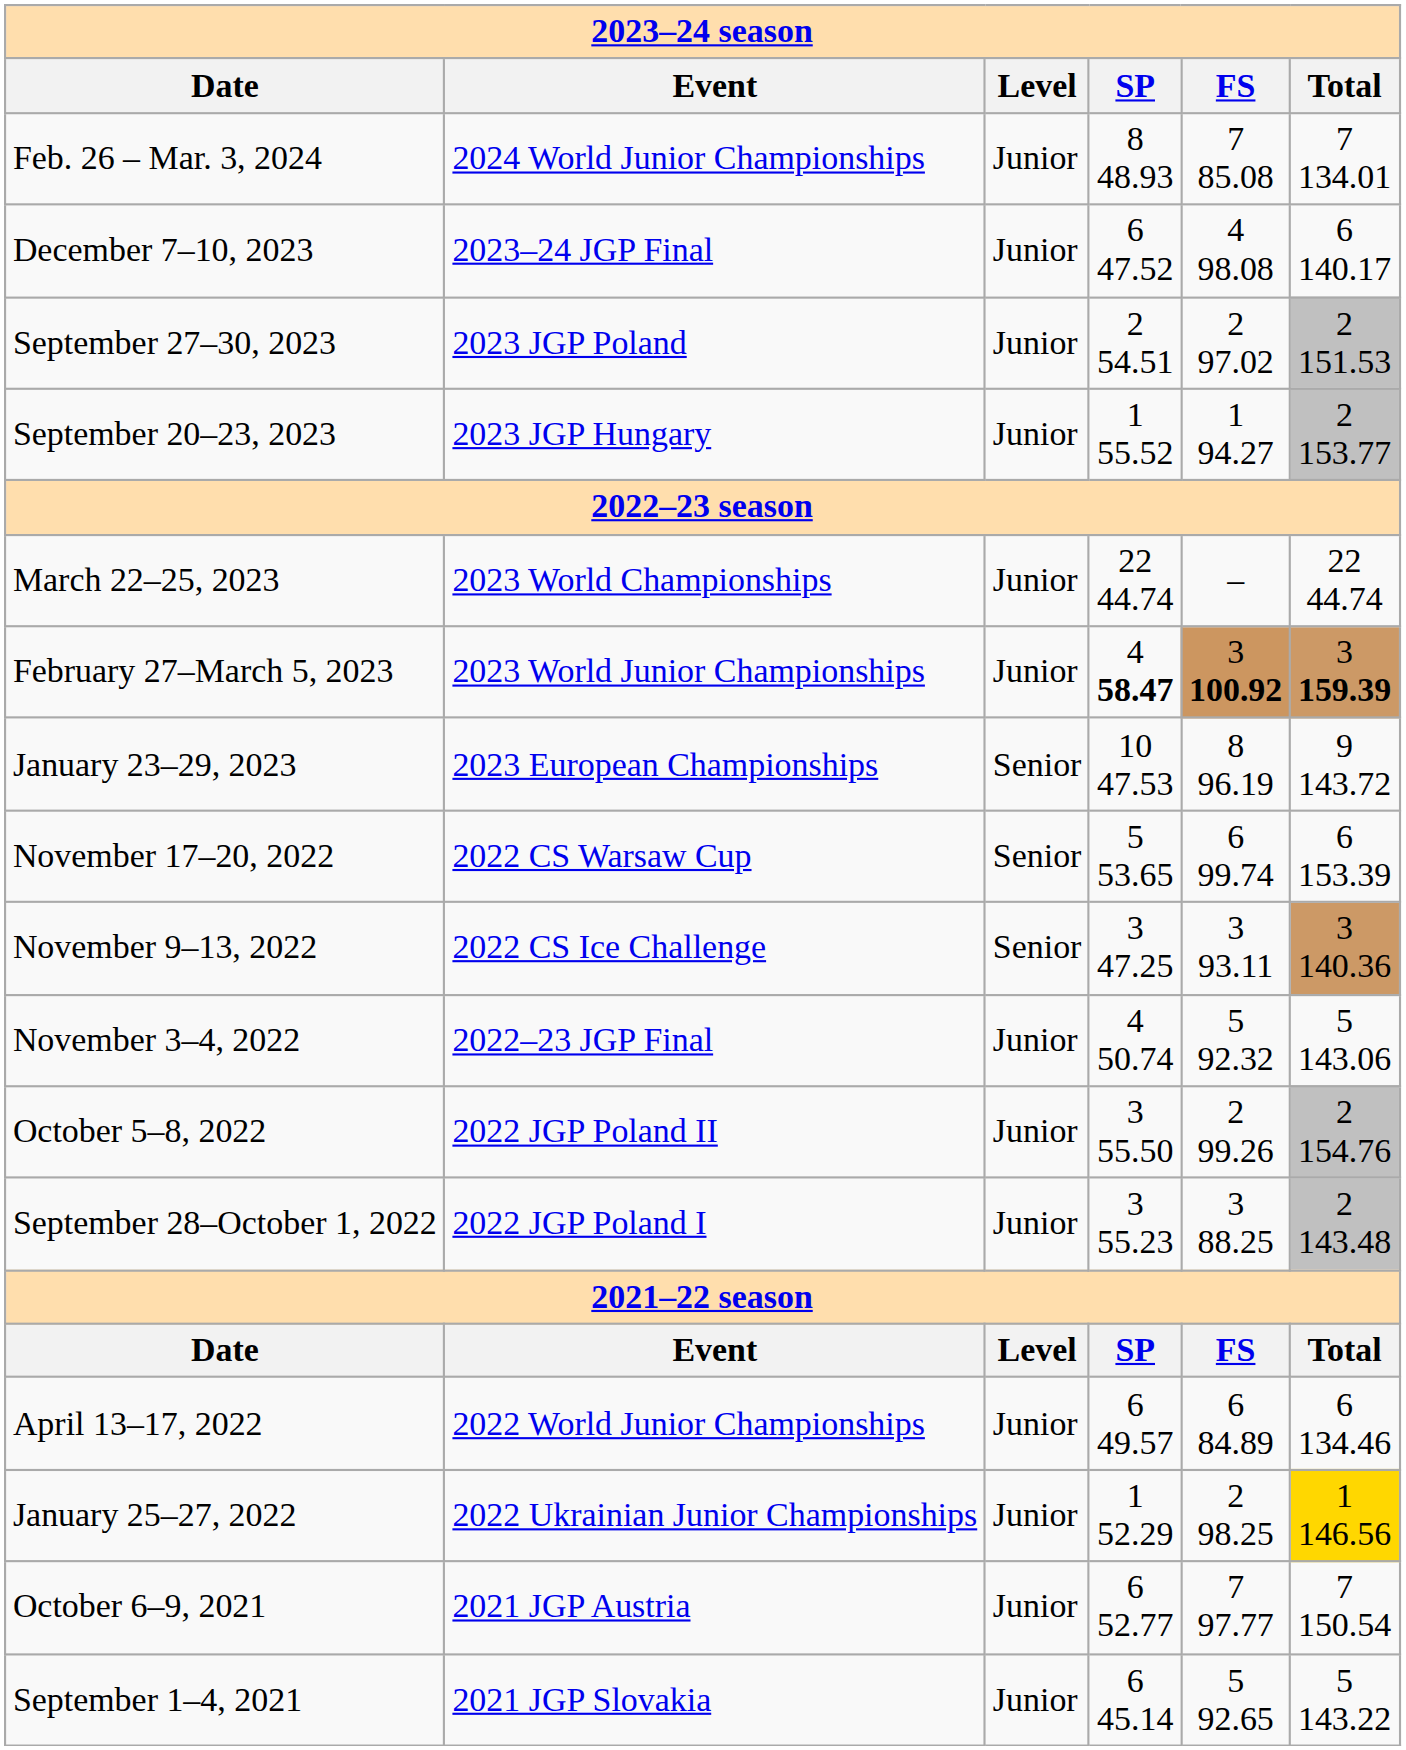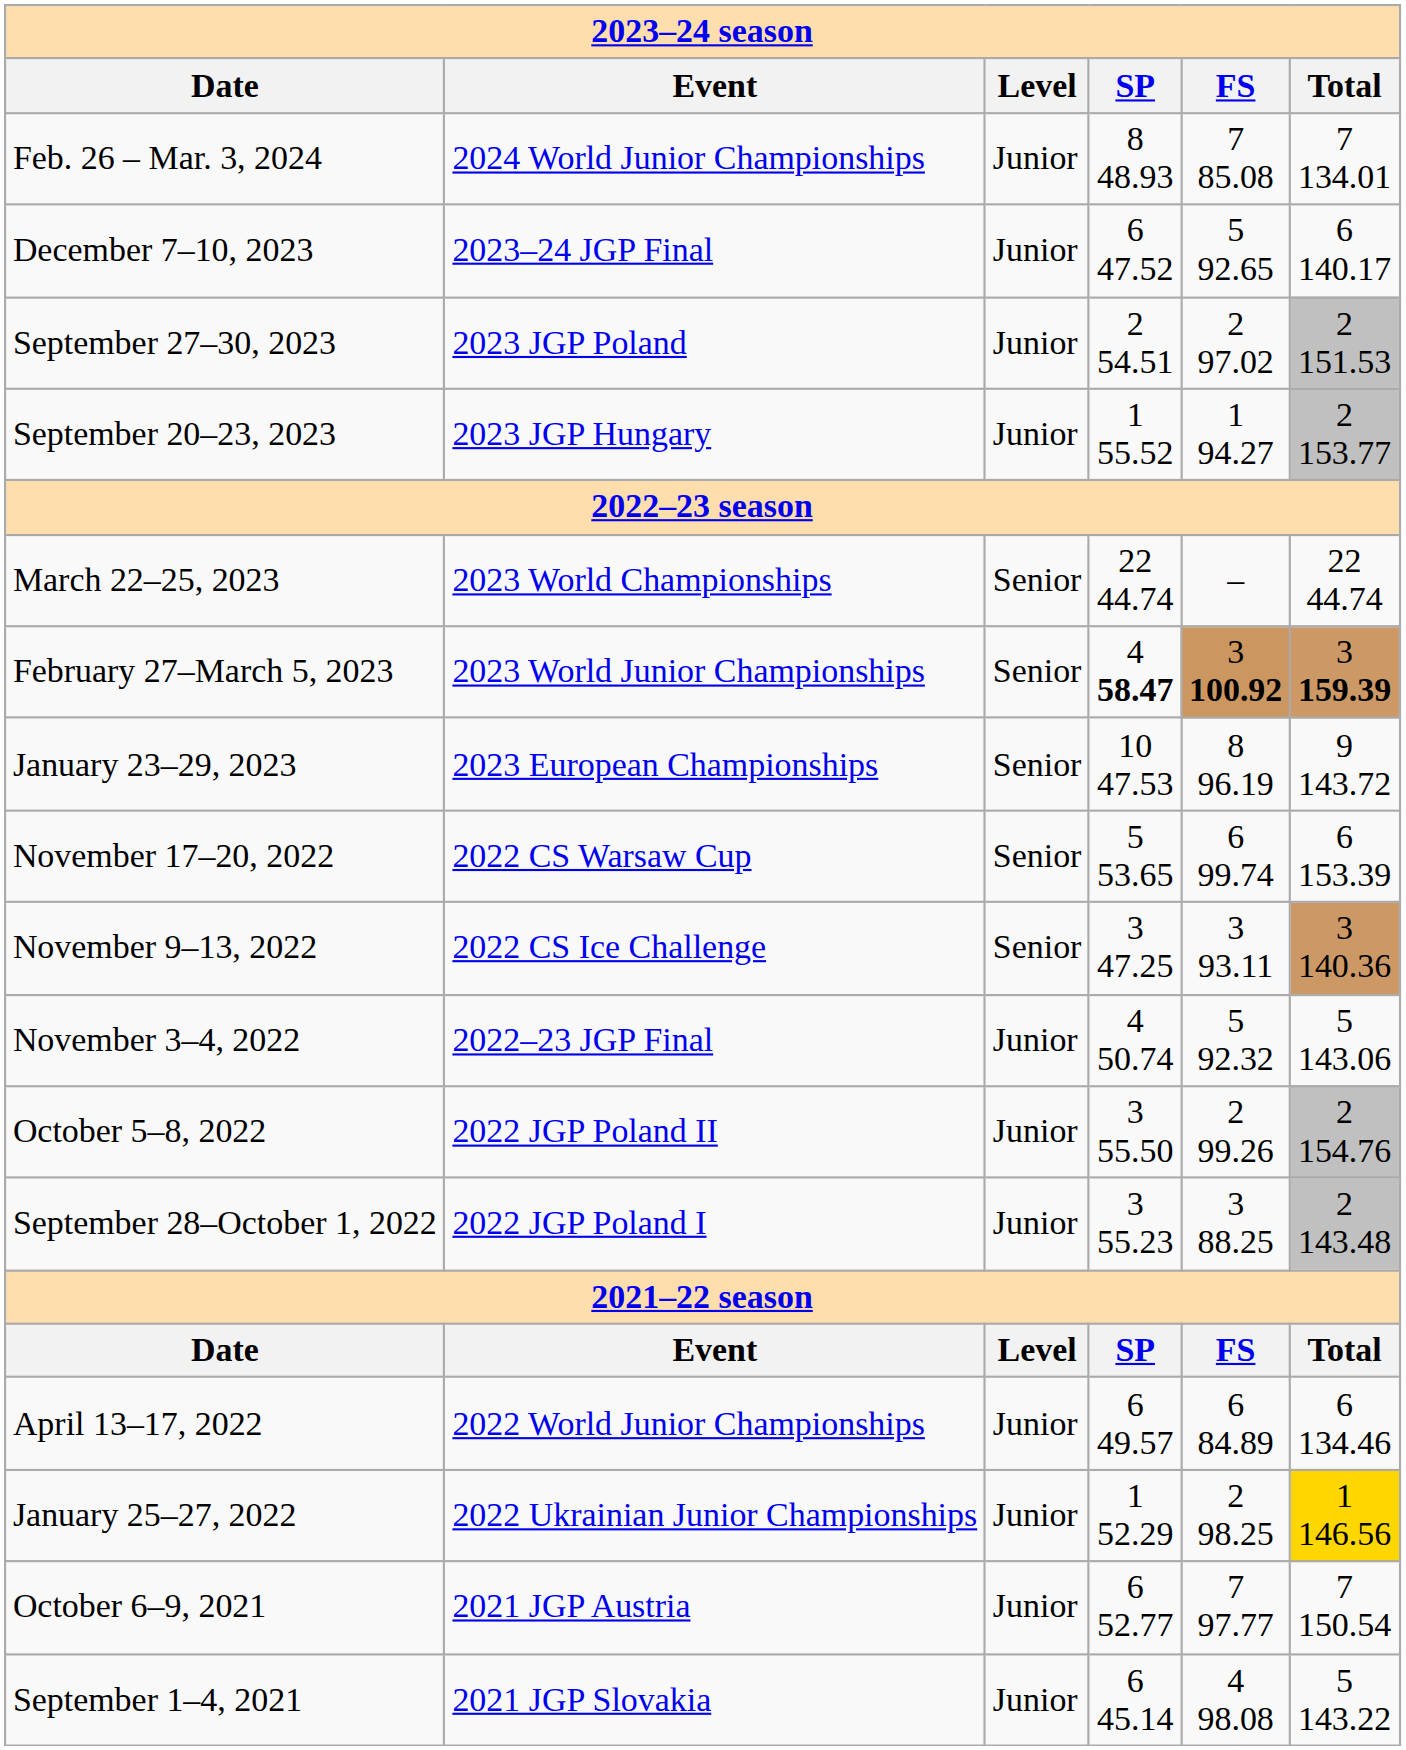(1236, 250) 4 98.08 -> (1236, 250) 5 92.65
(1035, 579) Junior -> (1037, 579) Senior
(1035, 671) Junior -> (1037, 671) Senior
(1236, 1698) 5 92.65 -> (1236, 1698) 4 98.08
